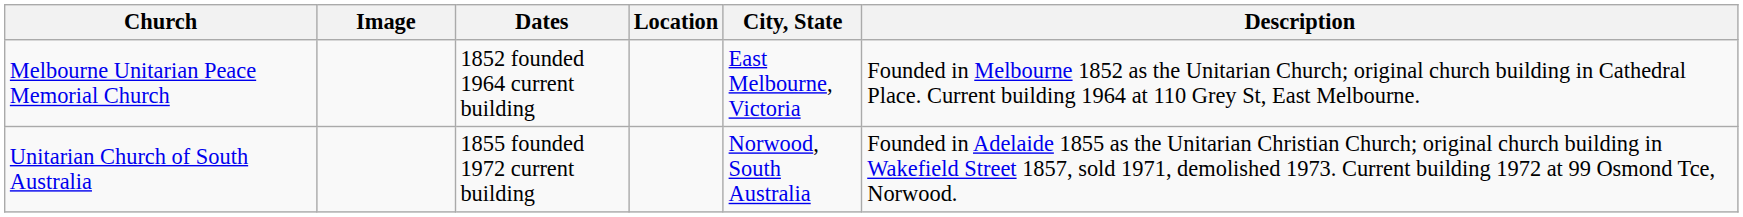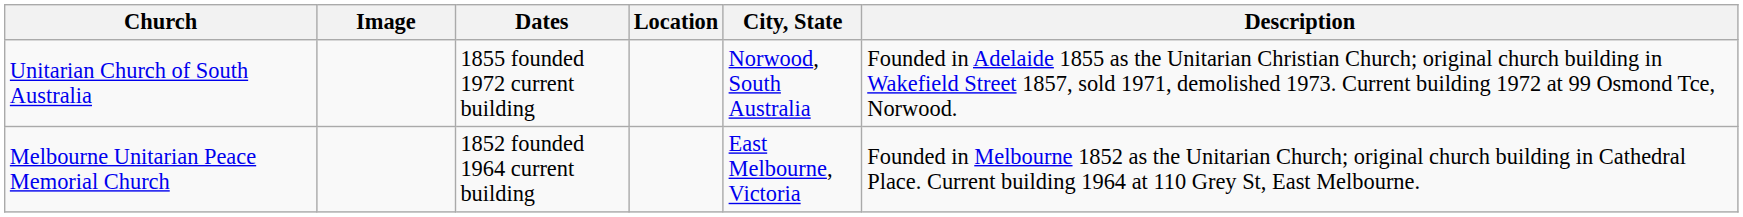rows swapped: (129, 168) <-> (133, 82)
